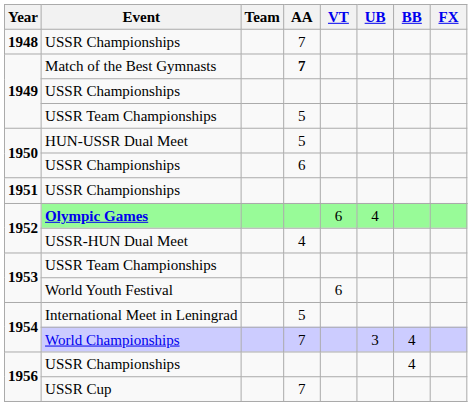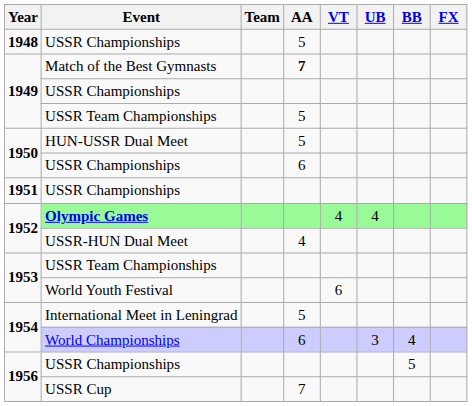(302, 41) 7 -> (302, 41) 5
(338, 215) 6 -> (338, 215) 4
(302, 339) 7 -> (302, 339) 6
(412, 364) 4 -> (412, 364) 5
